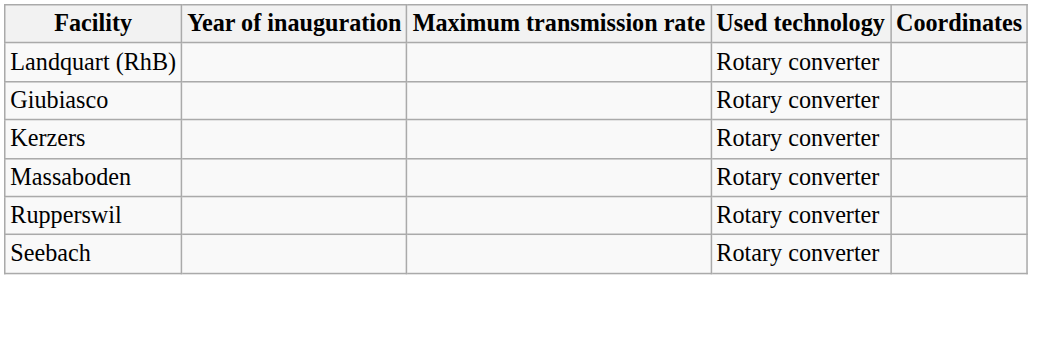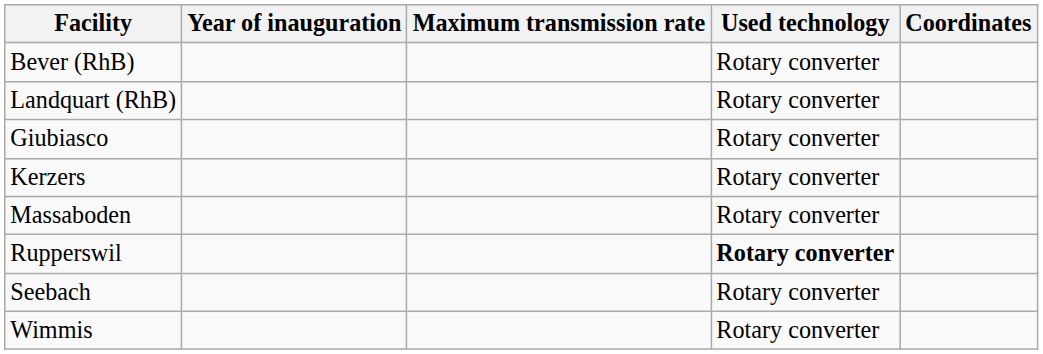+ row: (72, 61)
(798, 215) normal -> (805, 253) bold
+ row: (51, 330)
